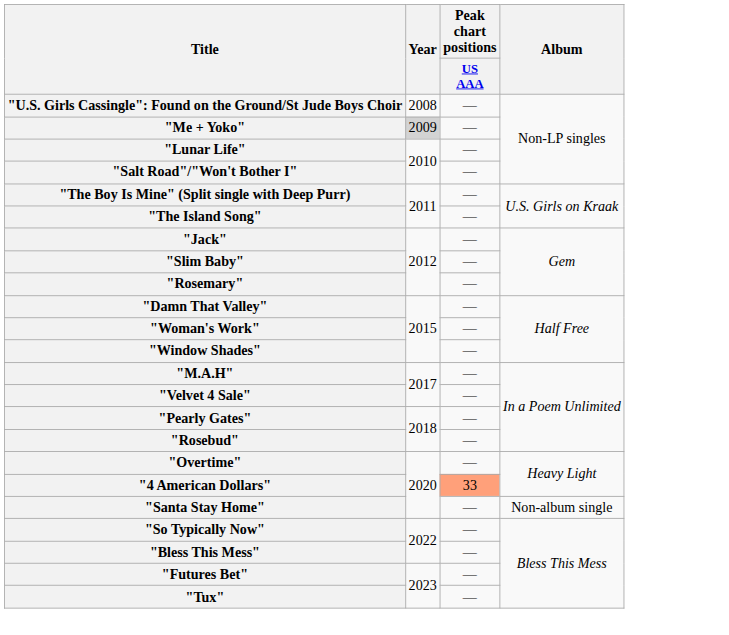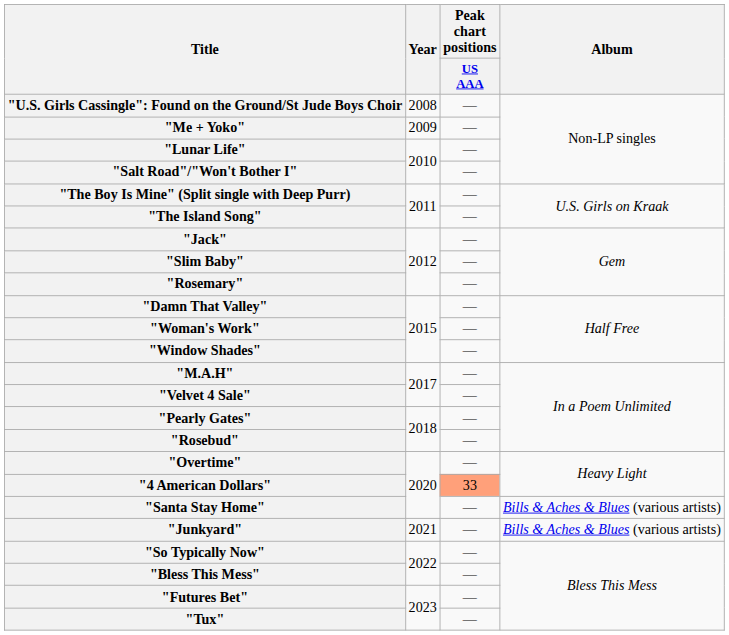(423, 127) lightgrey background -> (423, 127) no background
(562, 507) Non-album single -> (612, 507) Bills & Aches & Blues (various artists)
+ row: (205, 529)
